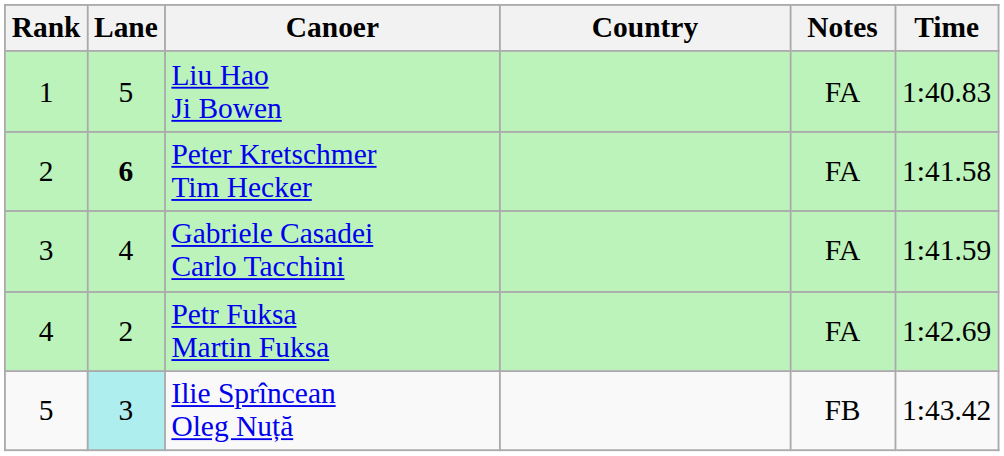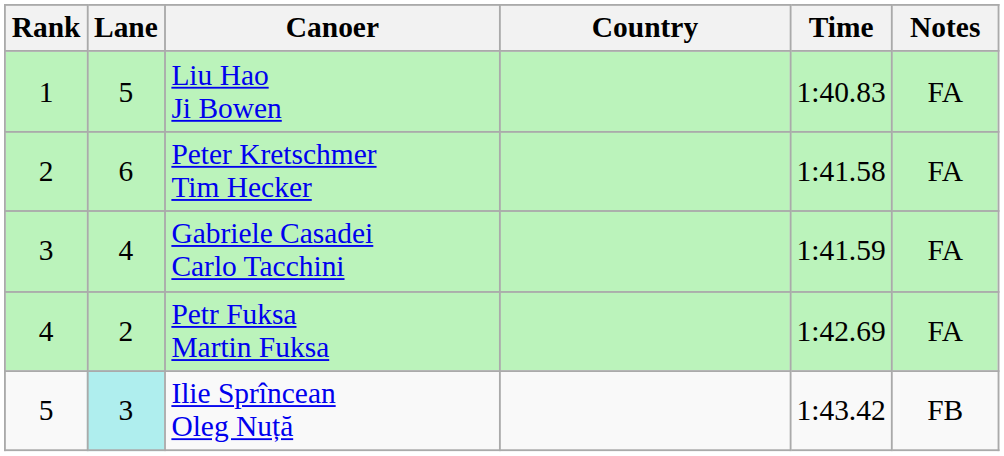columns swapped: (947, 27) <-> (843, 27)
(126, 170) bold -> (126, 170) normal
